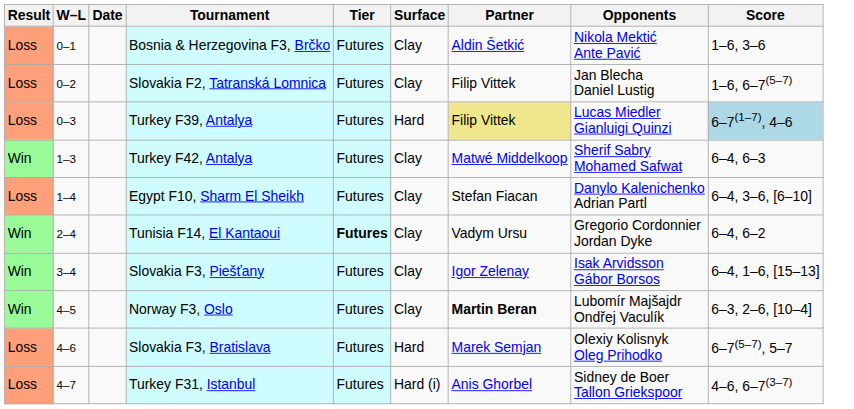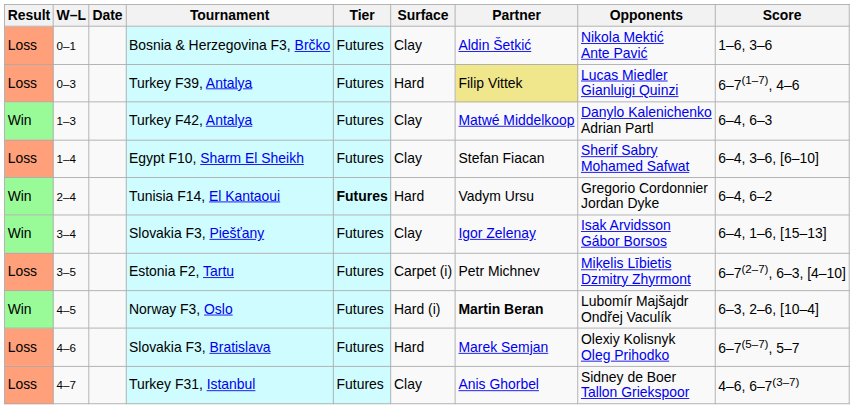- row: (228, 83)
(752, 120) lightblue background -> (759, 83) no background
(628, 158) Sherif Sabry Mohamed Safwat -> (646, 120) Danylo Kalenichenko Adrian Partl
(639, 196) Danylo Kalenichenko Adrian Partl -> (635, 158) Sherif Sabry Mohamed Safwat
(408, 234) Clay -> (409, 196) Hard
+ row: (182, 271)
(408, 309) Clay -> (417, 309) Hard (i)
(417, 385) Hard (i) -> (408, 385) Clay
